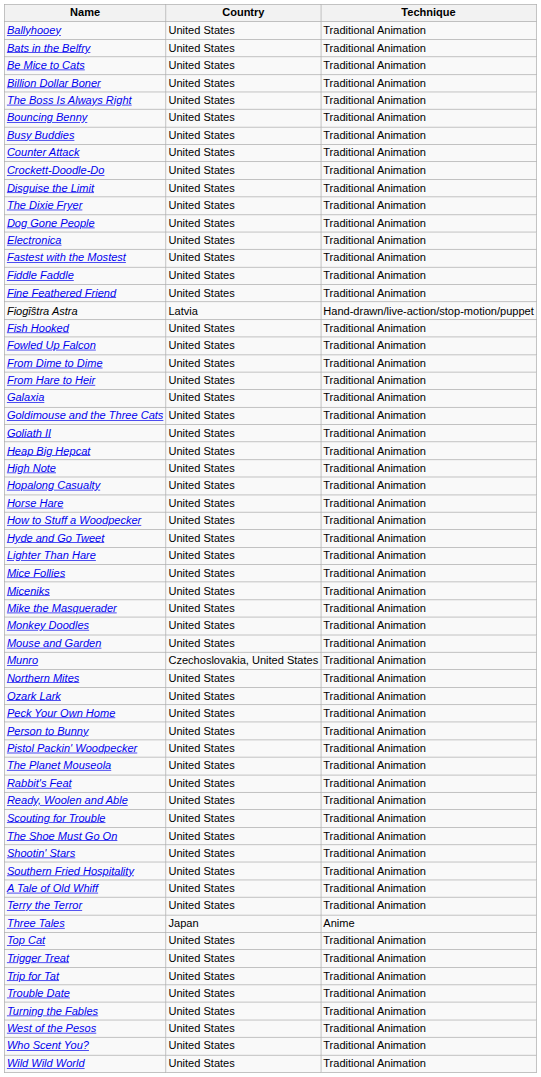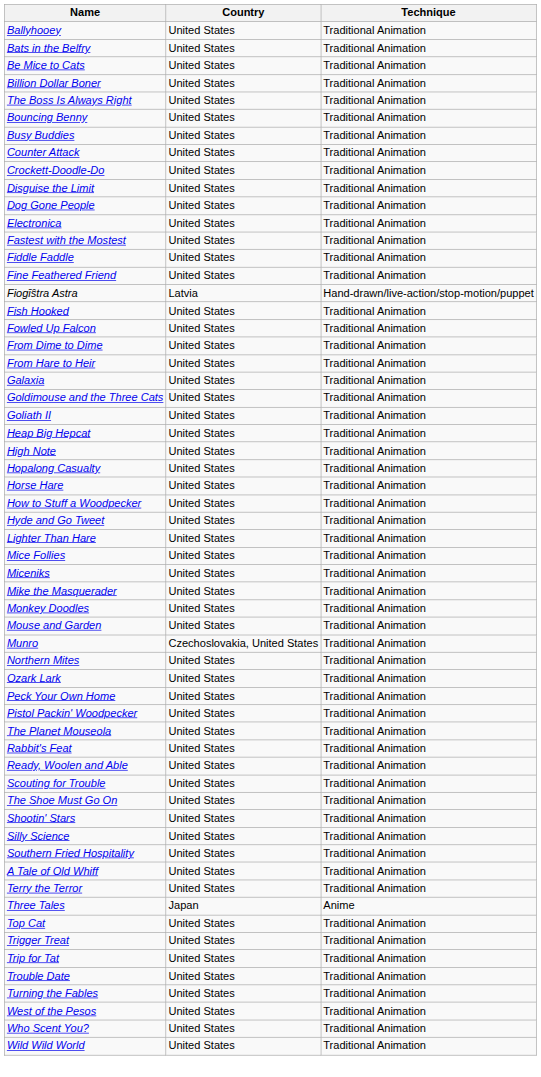- row: (45, 205)
- row: (48, 731)
+ row: (38, 836)
